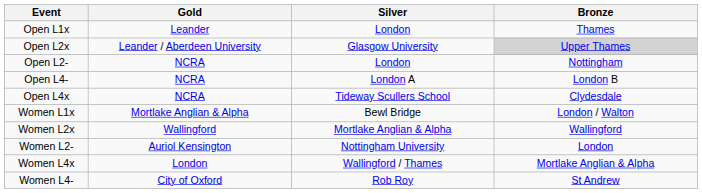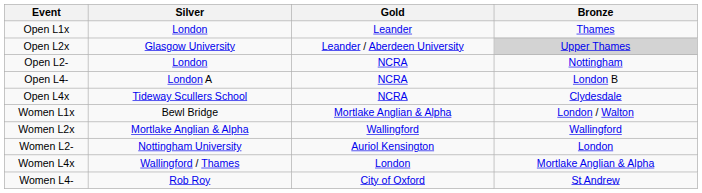columns swapped: (190, 12) <-> (393, 12)
